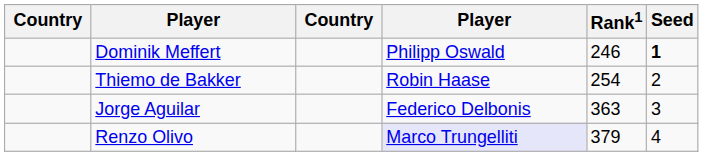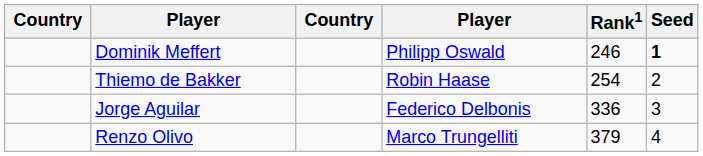(605, 108) 363 -> (605, 108) 336
(452, 137) lavender background -> (452, 137) no background
